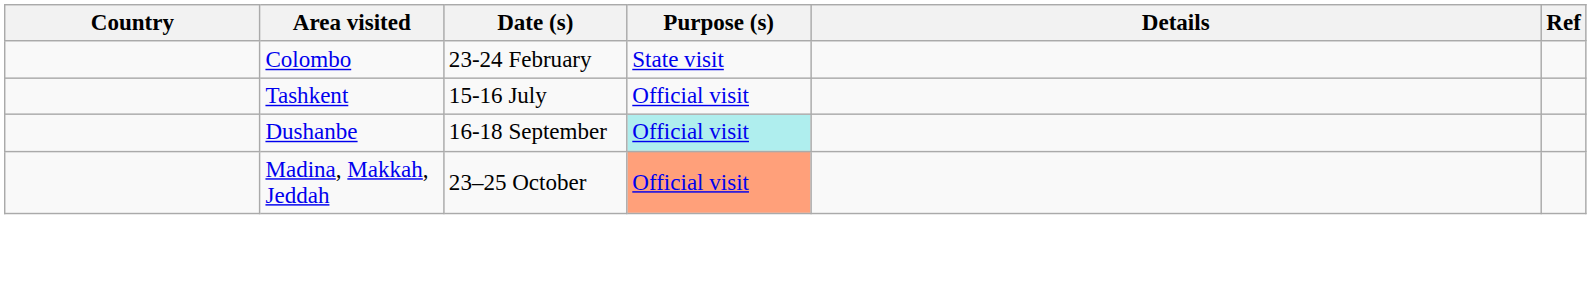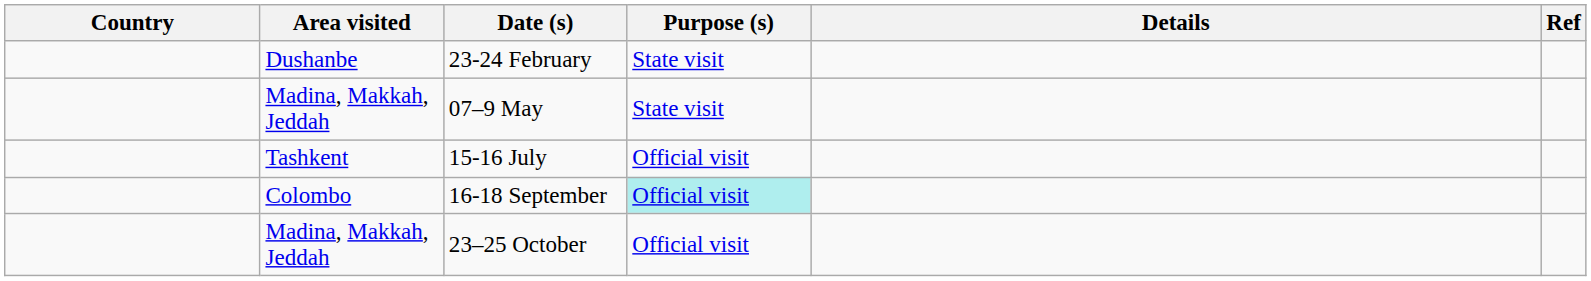(308, 59) Colombo -> (312, 59) Dushanbe
+ row: (496, 108)
(312, 132) Dushanbe -> (308, 194) Colombo
(691, 181) lightsalmon background -> (691, 244) no background
